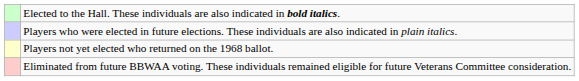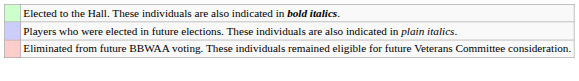- row: (148, 48)
